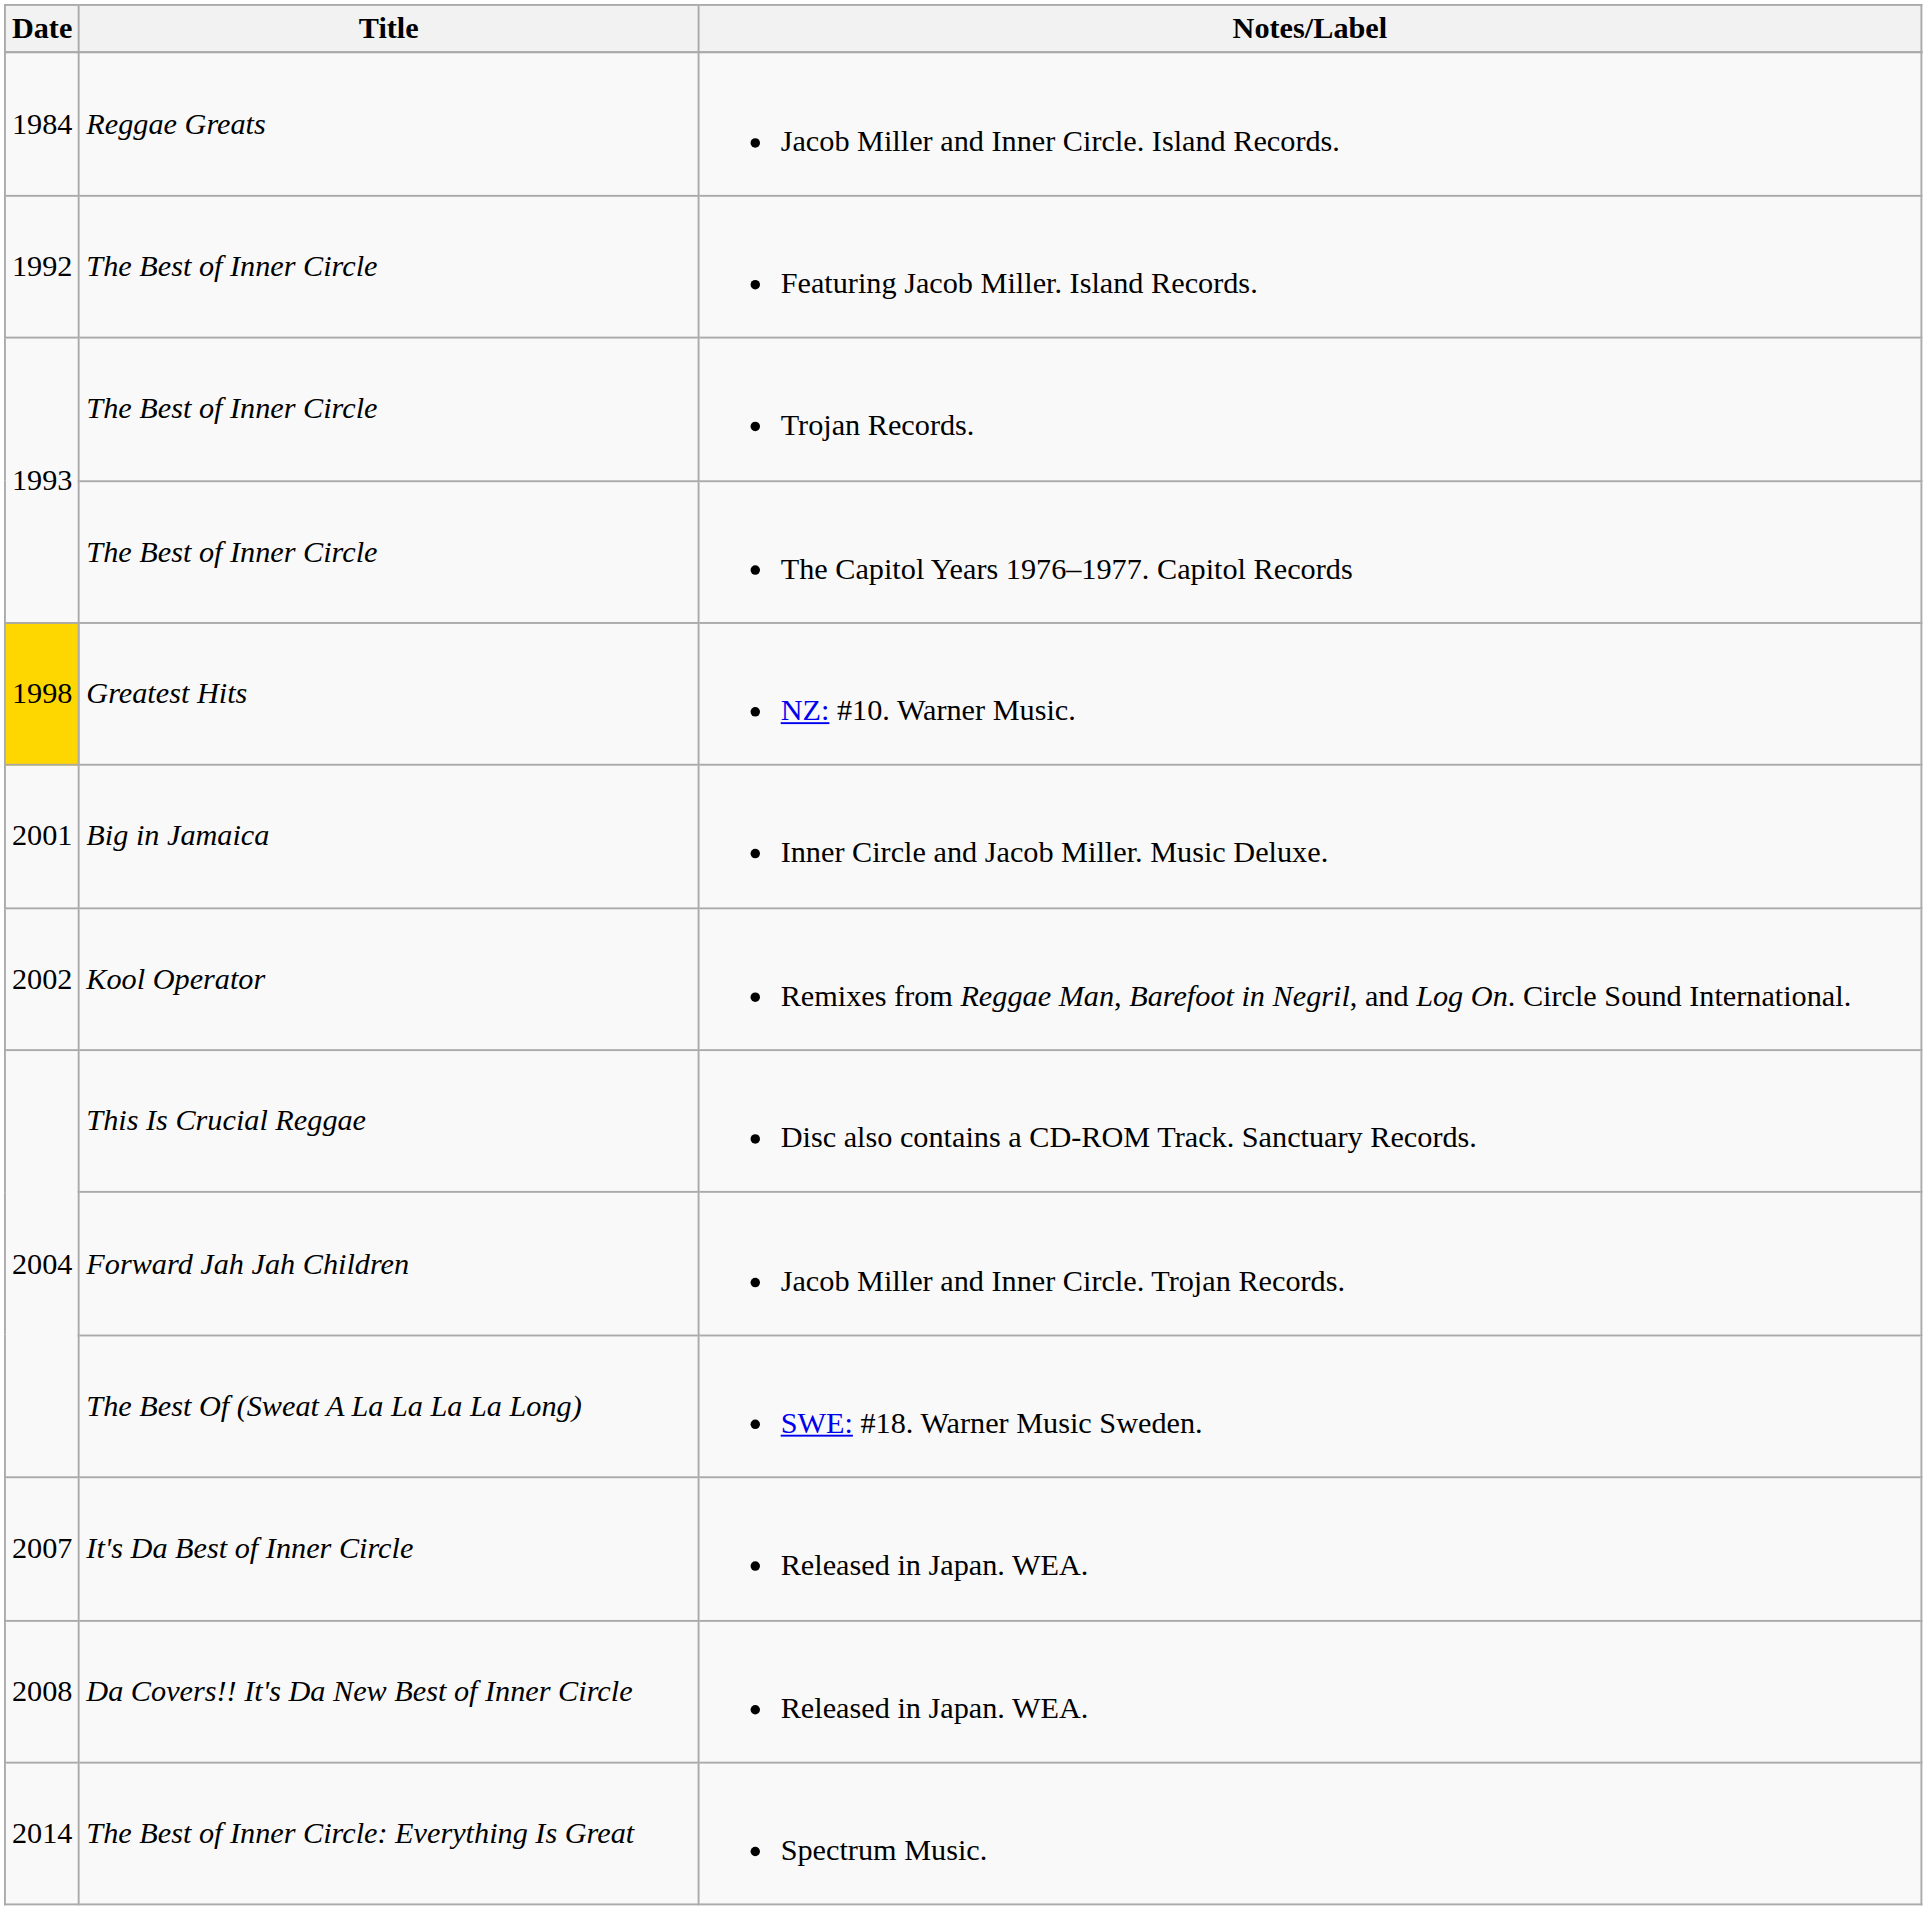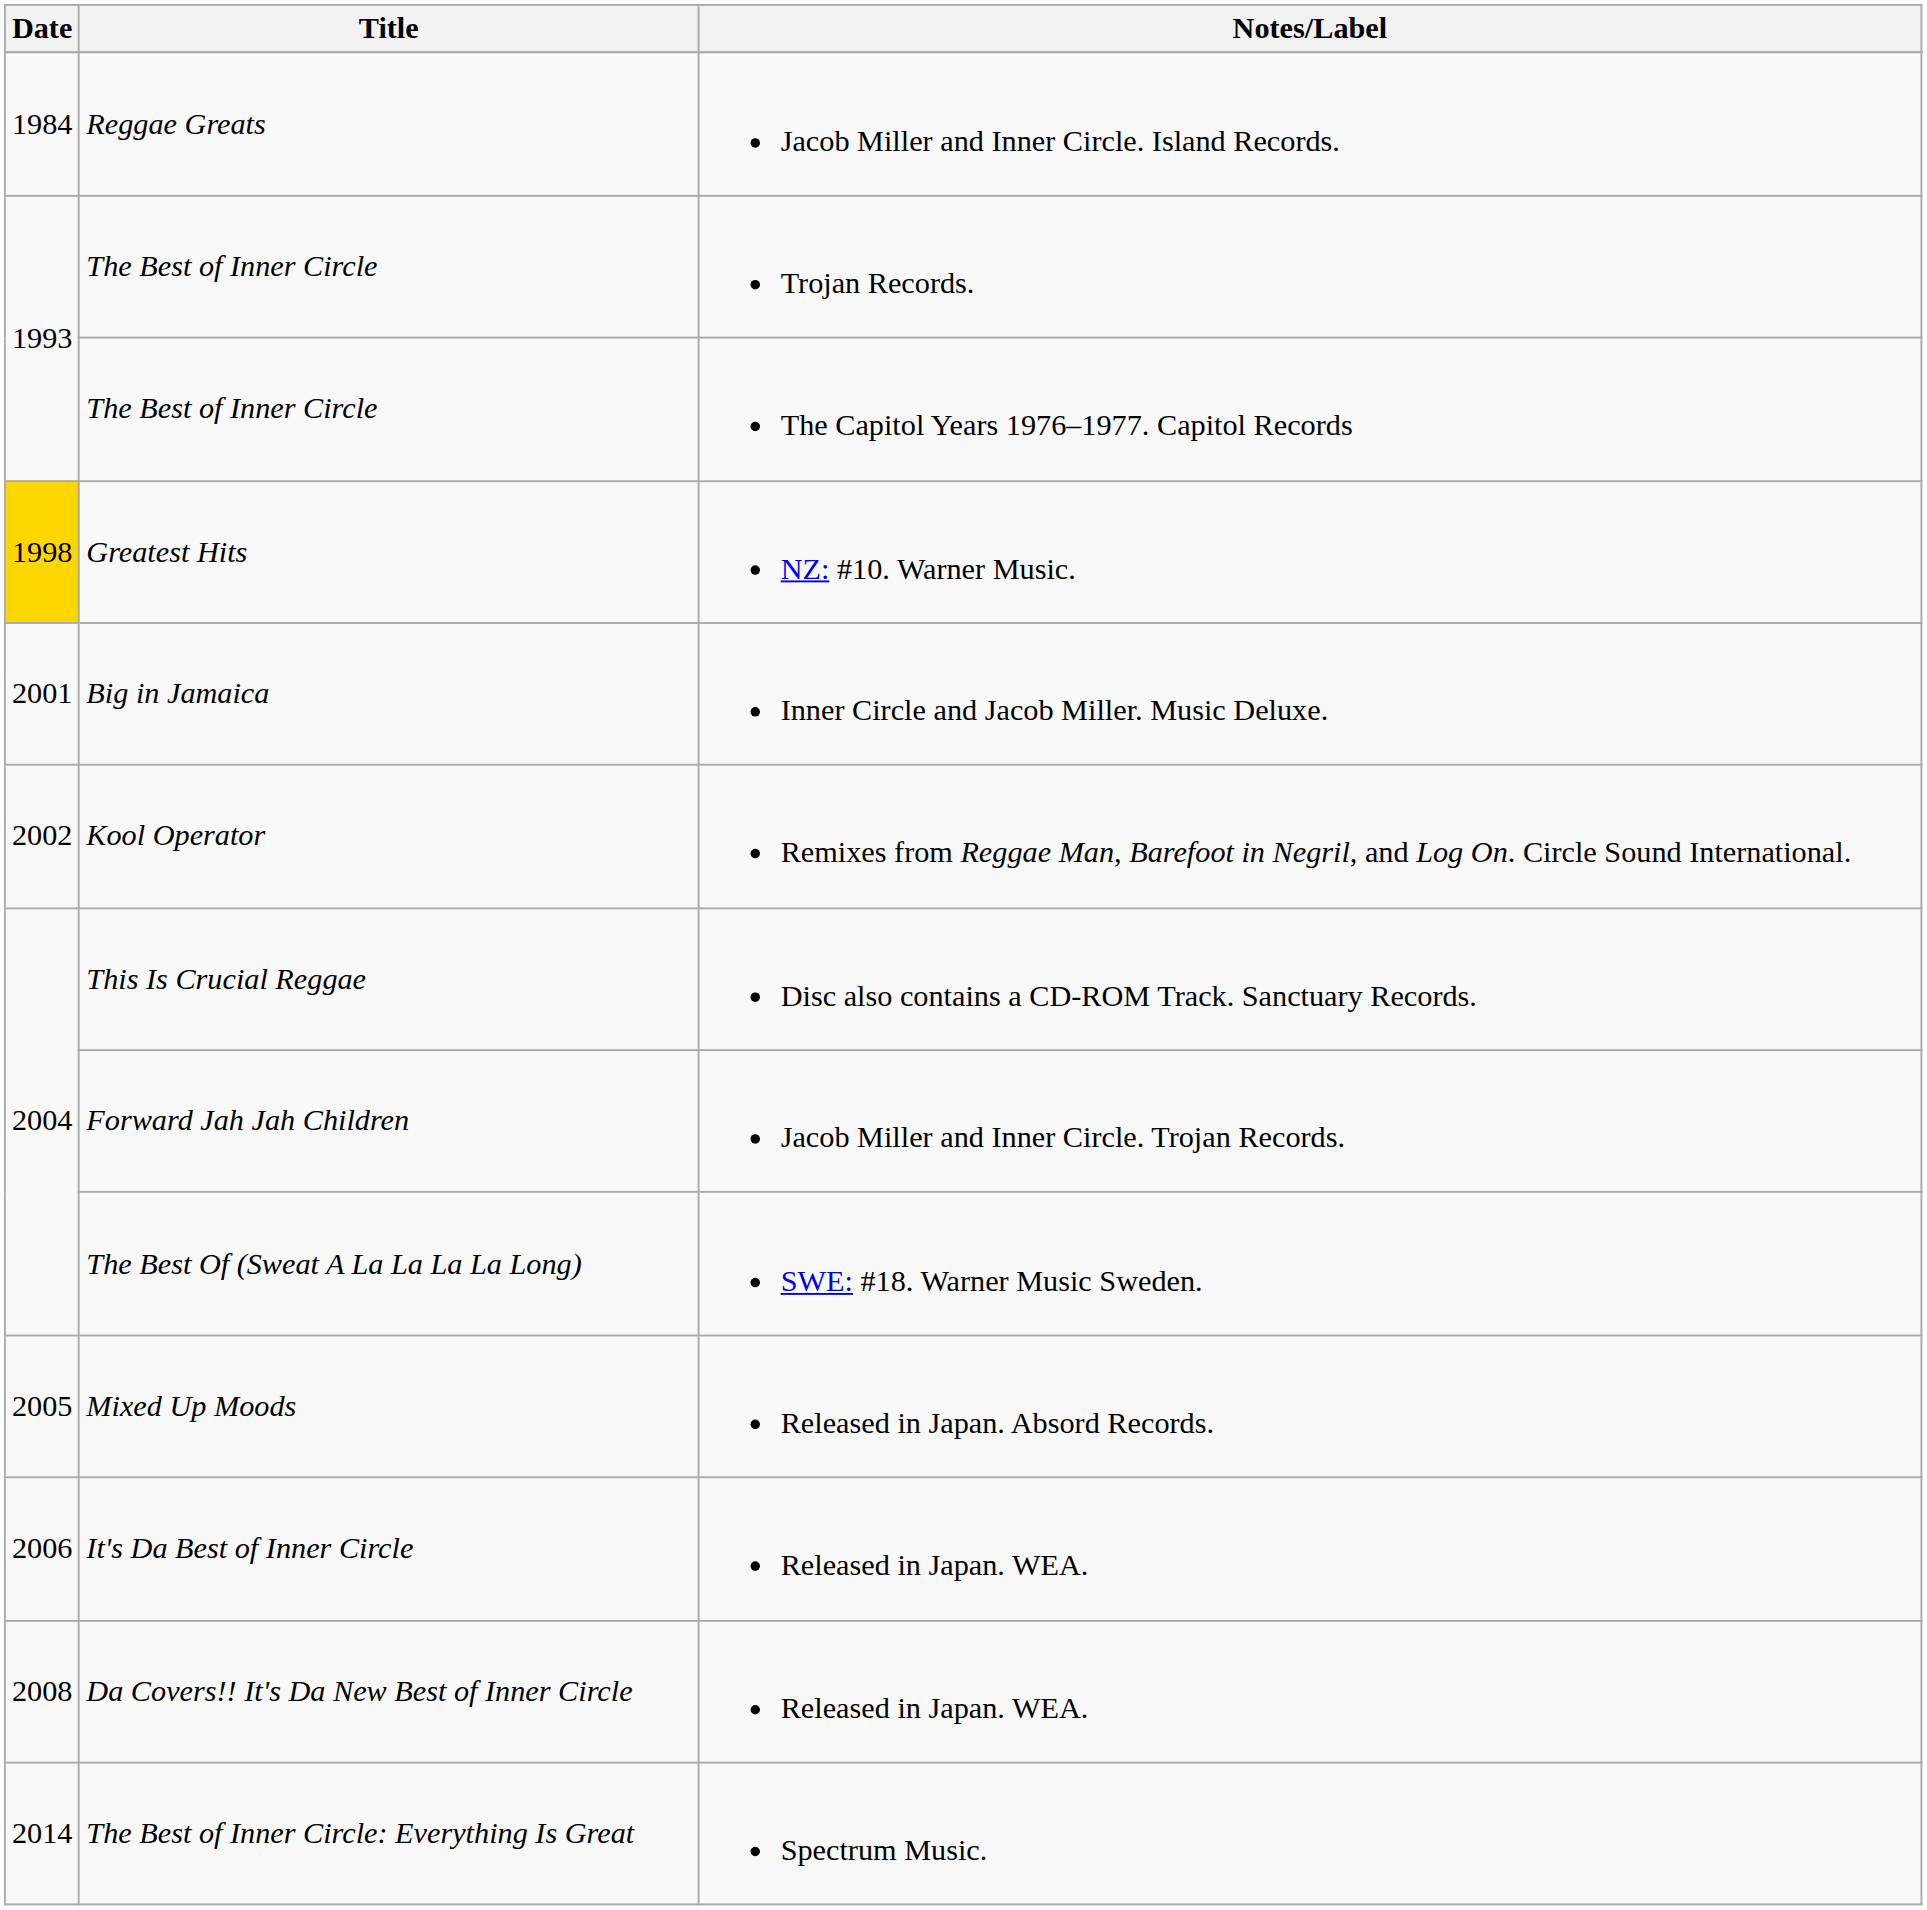- row: (232, 266)
+ row: (191, 1405)
(42, 1548) 2007 -> (42, 1548) 2006
